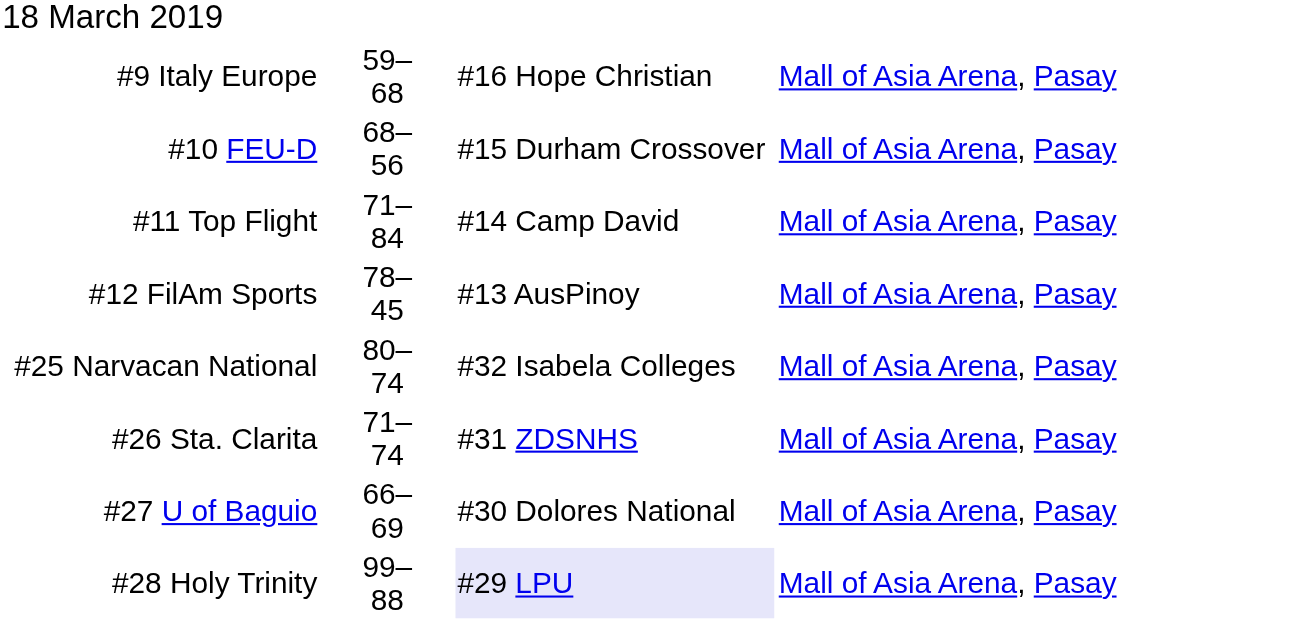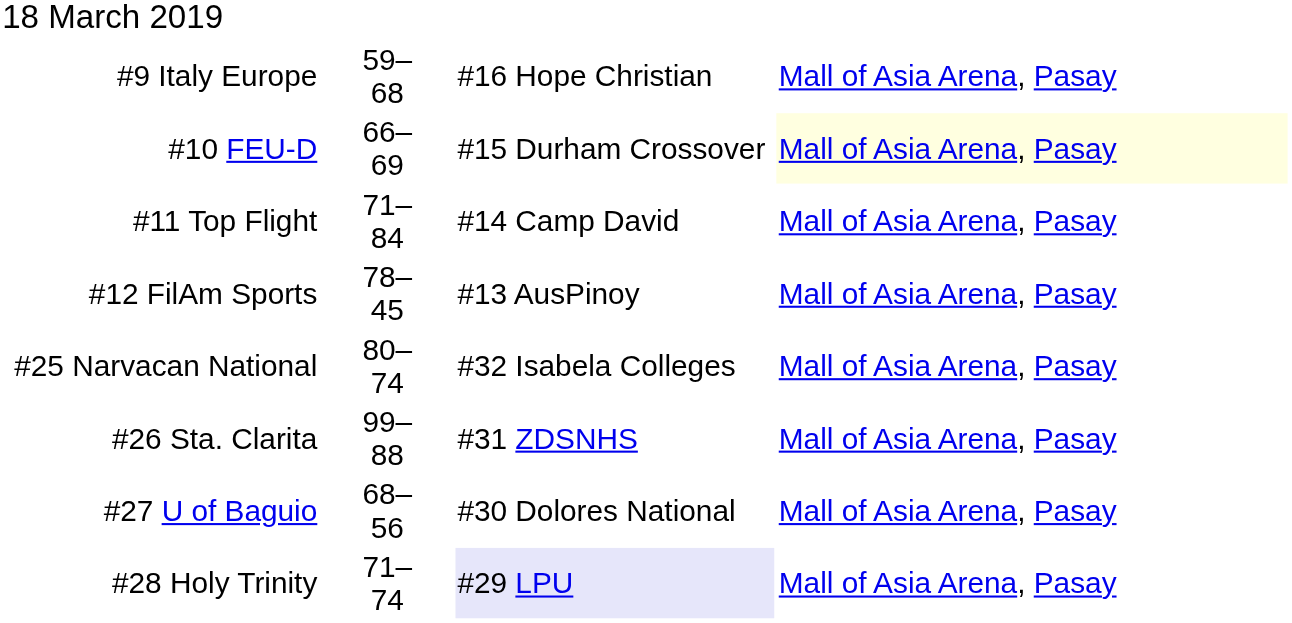(387, 148) 68–56 -> (387, 148) 66–69
(948, 148) no background -> (948, 148) lightyellow background
(387, 438) 71–74 -> (387, 438) 99–88
(387, 511) 66–69 -> (387, 511) 68–56
(387, 583) 99–88 -> (387, 583) 71–74
